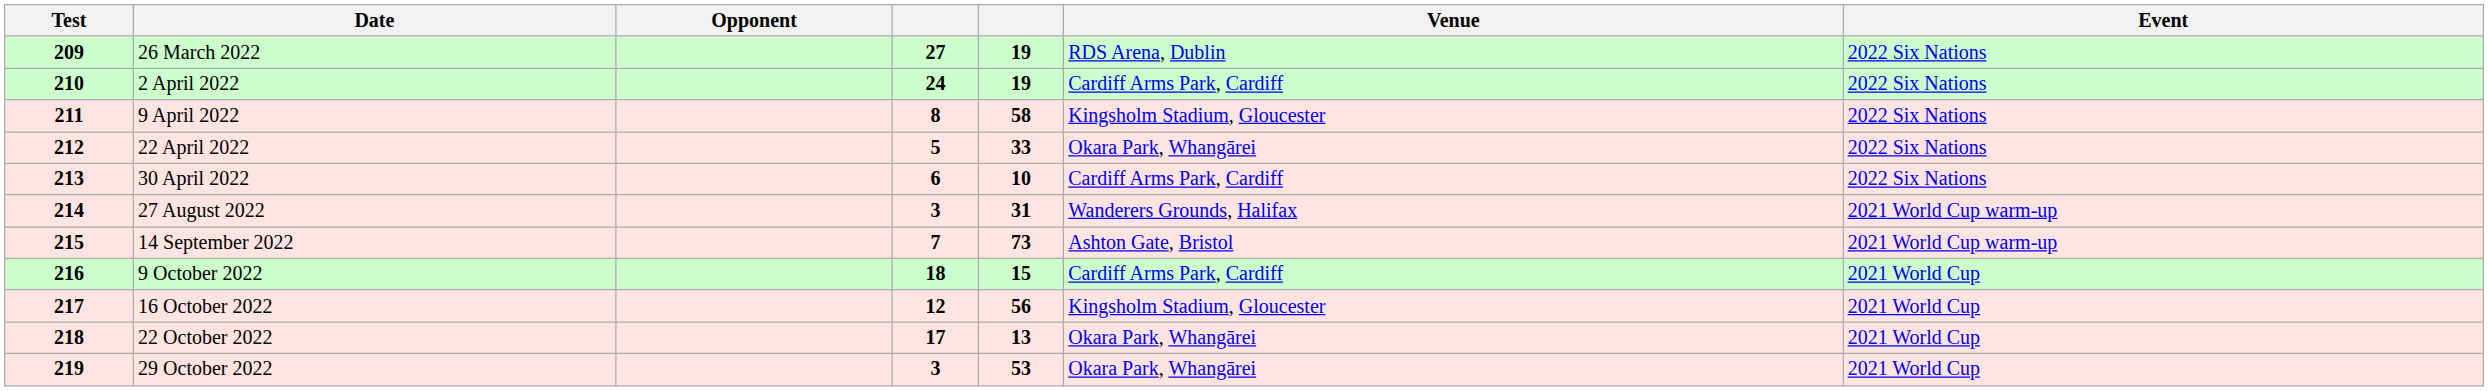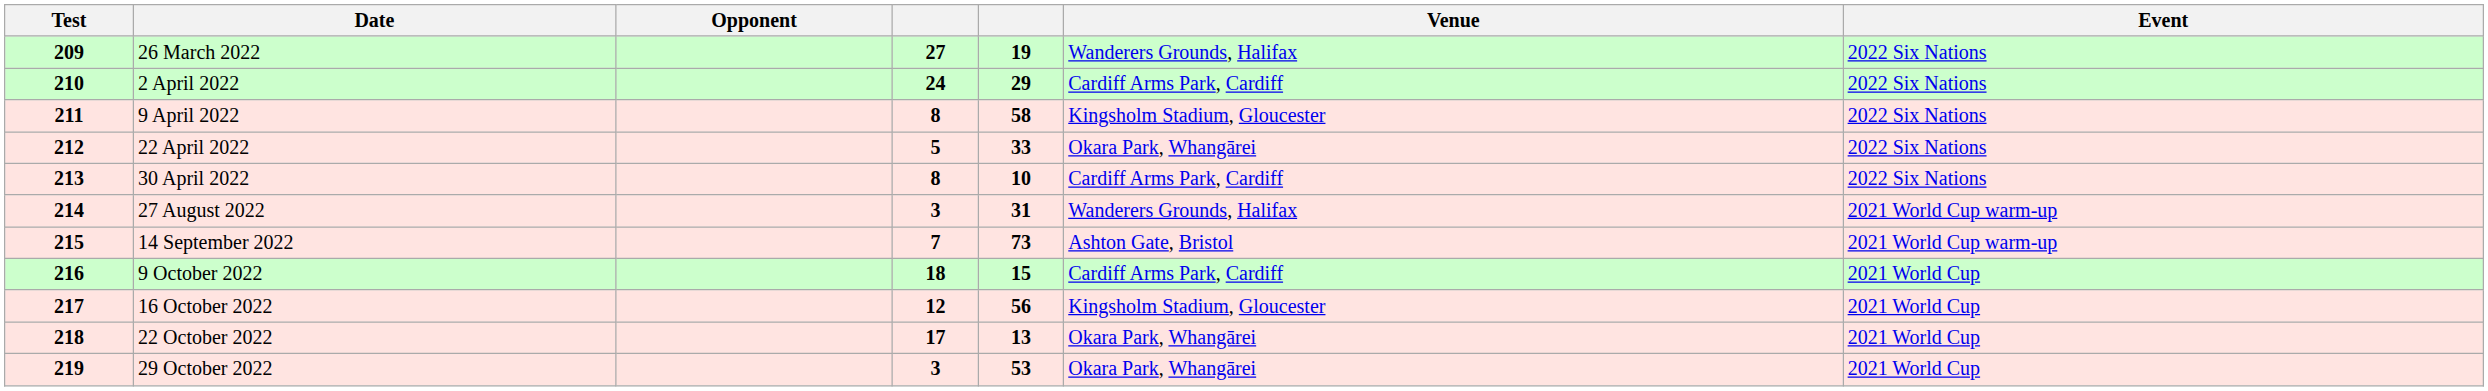(1147, 52) RDS Arena, Dublin -> (1183, 52) Wanderers Grounds, Halifax
(1021, 83) 19 -> (1021, 83) 29
(935, 178) 6 -> (935, 178) 8
